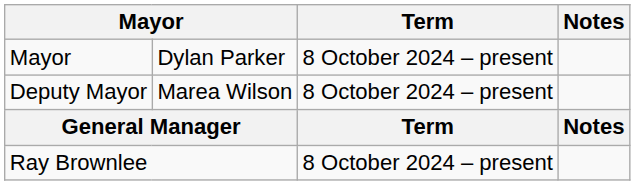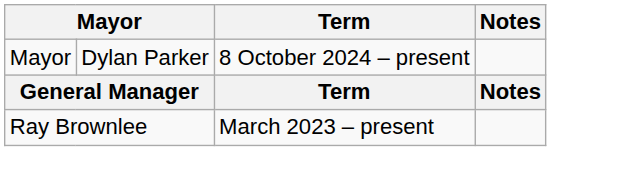- row: (78, 92)
(428, 162) 8 October 2024 – present -> (327, 127) March 2023 – present
